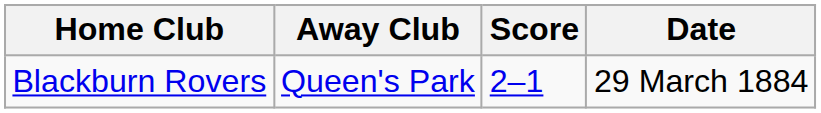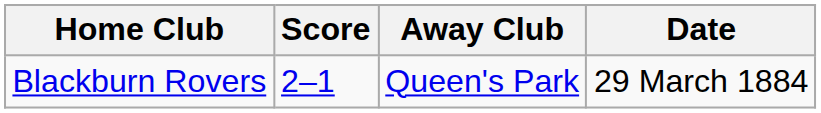columns swapped: (534, 30) <-> (378, 30)
